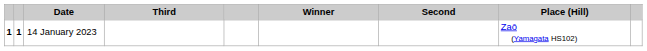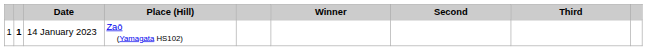columns swapped: (565, 11) <-> (164, 11)
(9, 32) bold -> (9, 32) normal
